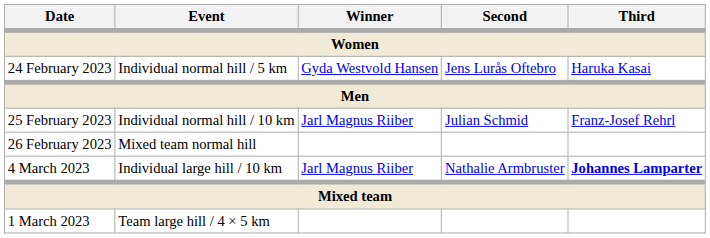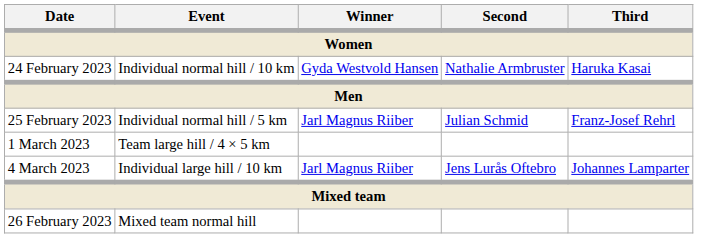(203, 68) Individual normal hill / 5 km -> (206, 68) Individual normal hill / 10 km
(501, 68) Jens Lurås Oftebro -> (505, 68) Nathalie Armbruster
(206, 120) Individual normal hill / 10 km -> (203, 120) Individual normal hill / 5 km
rows swapped: (49, 220) <-> (60, 144)
(505, 168) Nathalie Armbruster -> (501, 168) Jens Lurås Oftebro
(637, 168) bold -> (630, 168) normal
